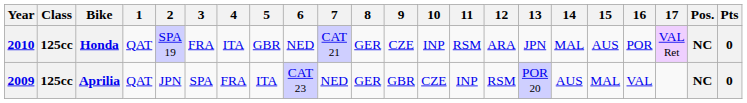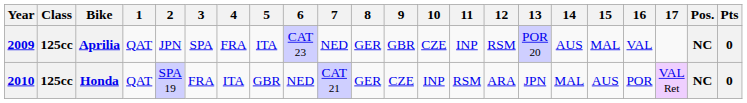rows swapped: (99, 80) <-> (99, 44)
